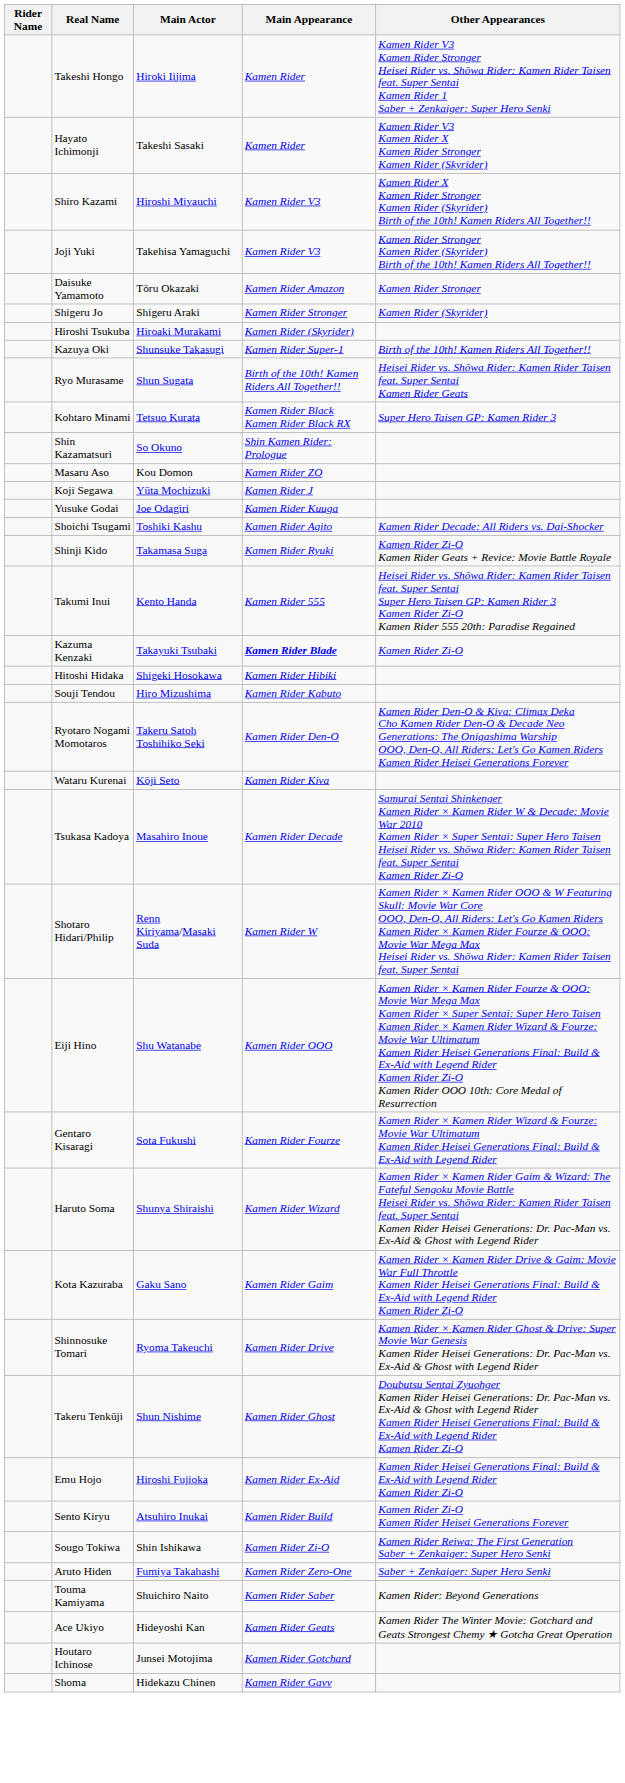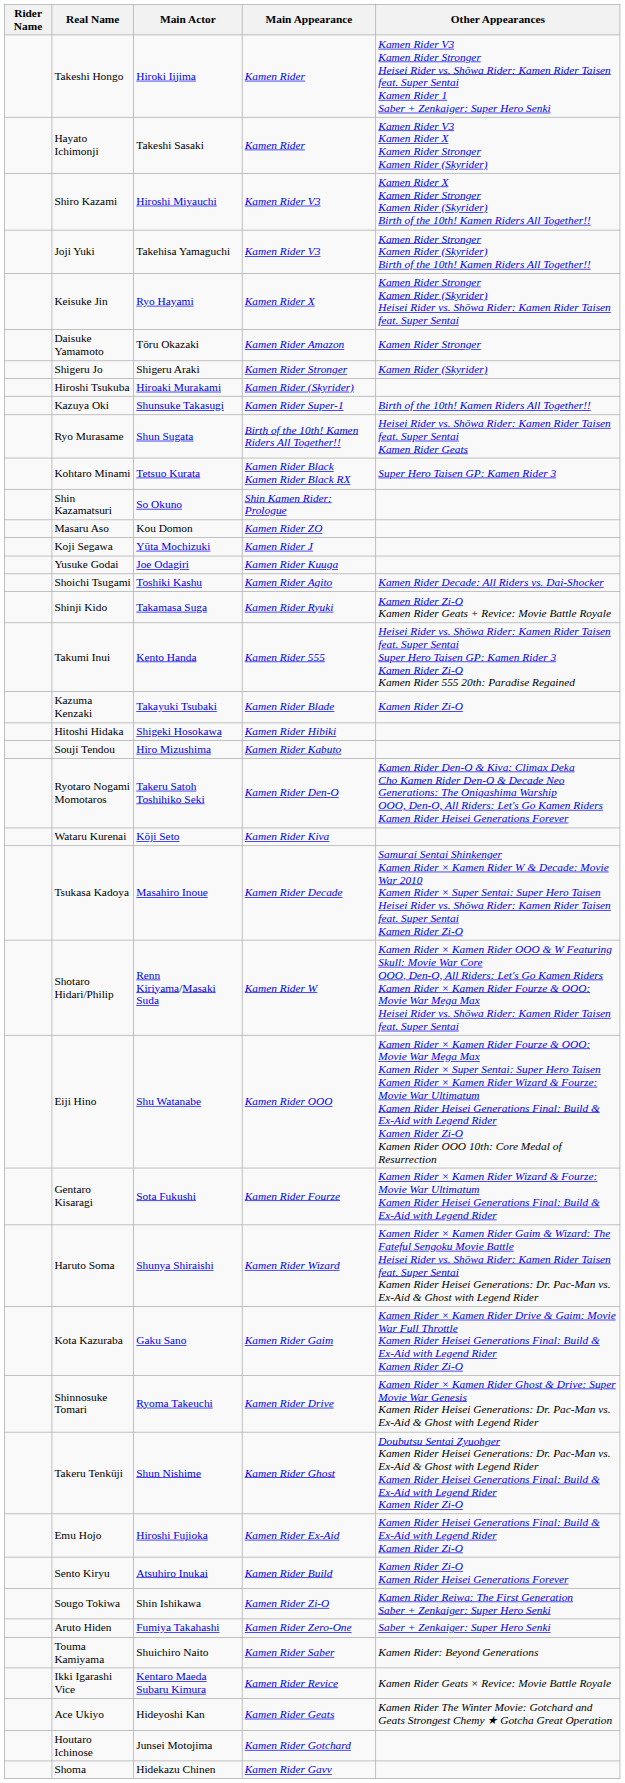+ row: (81, 301)
(291, 650) bold -> (290, 707) normal
+ row: (83, 1683)
